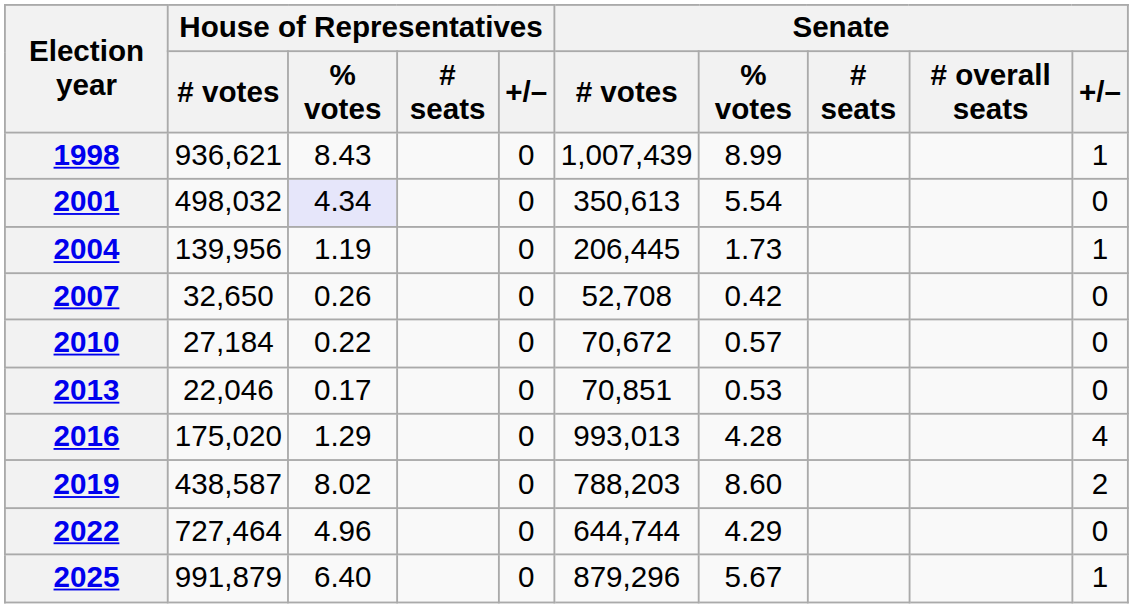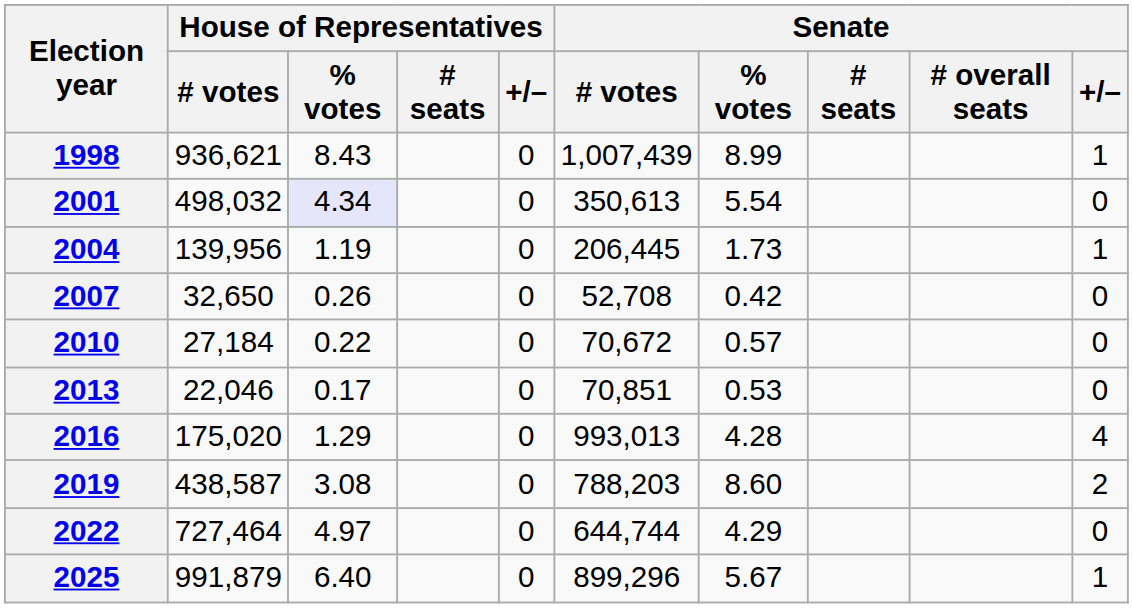(343, 483) 8.02 -> (343, 483) 3.08
(343, 530) 4.96 -> (343, 530) 4.97
(627, 577) 879,296 -> (627, 577) 899,296
